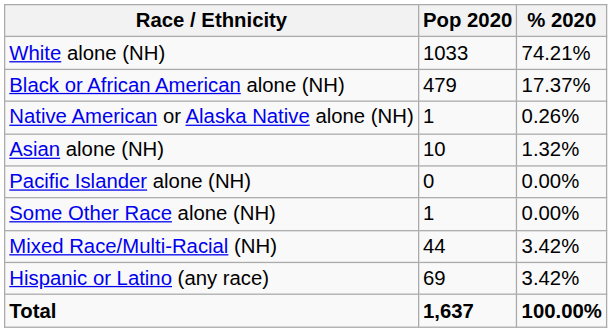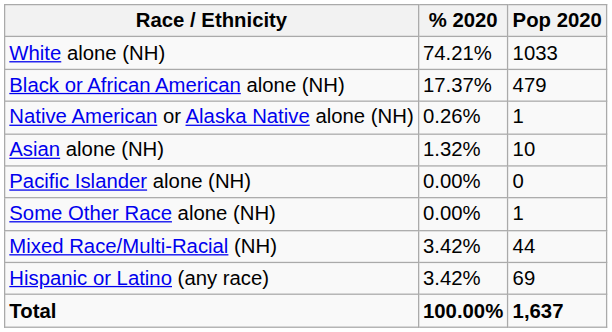columns swapped: (468, 20) <-> (562, 20)
